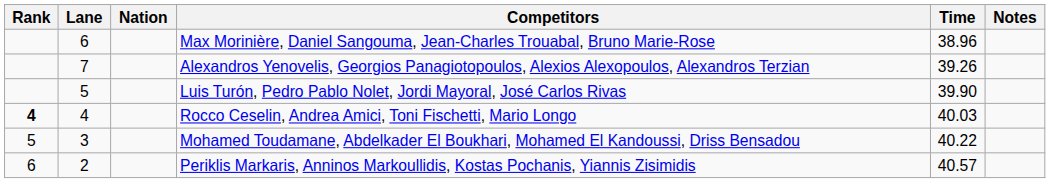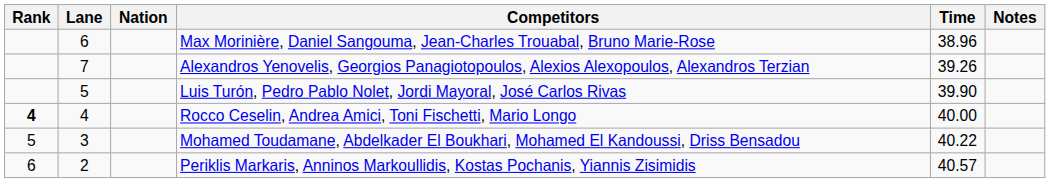(957, 116) 40.03 -> (957, 116) 40.00
